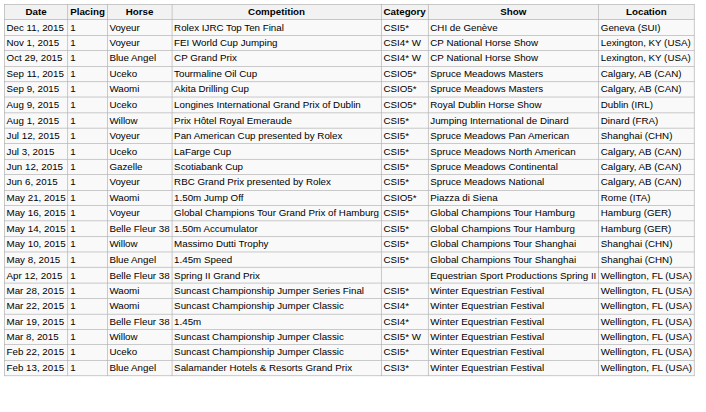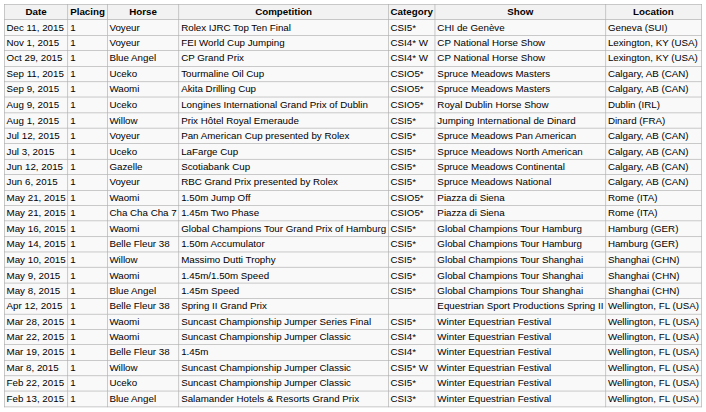(637, 136) Shanghai (CHN) -> (648, 136) Calgary, AB (CAN)
+ row: (36, 213)
(125, 213) Voyeur -> (124, 228) Waomi
+ row: (33, 275)
